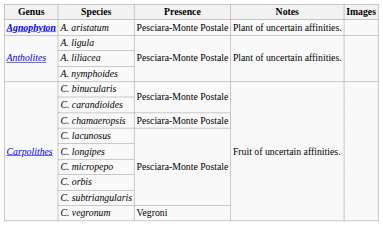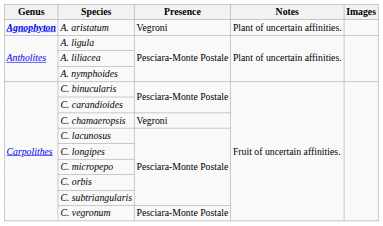(182, 27) Pesciara-Monte Postale -> (152, 27) Vegroni
(182, 120) Pesciara-Monte Postale -> (152, 120) Vegroni
(152, 213) Vegroni -> (182, 213) Pesciara-Monte Postale
